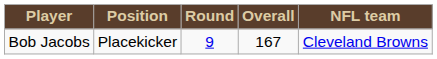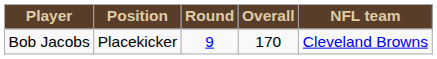(268, 41) 167 -> (268, 41) 170
